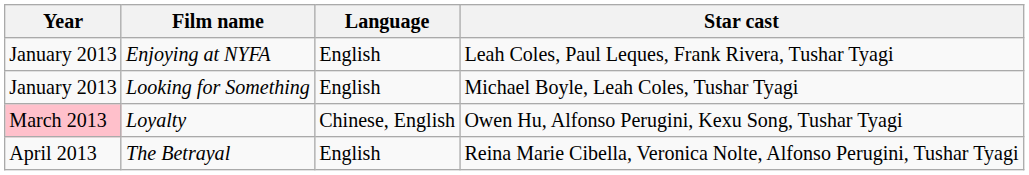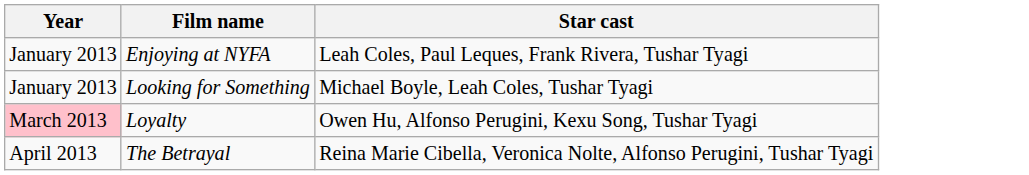- column: (387, 21)
